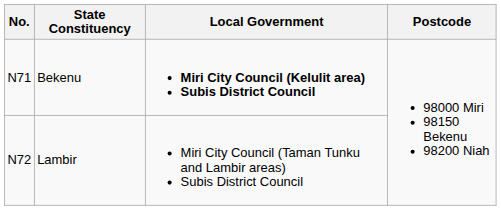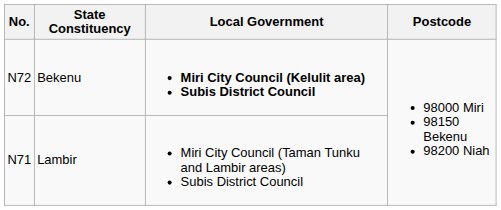(19, 77) N71 -> (19, 77) N72
(19, 160) N72 -> (19, 160) N71
